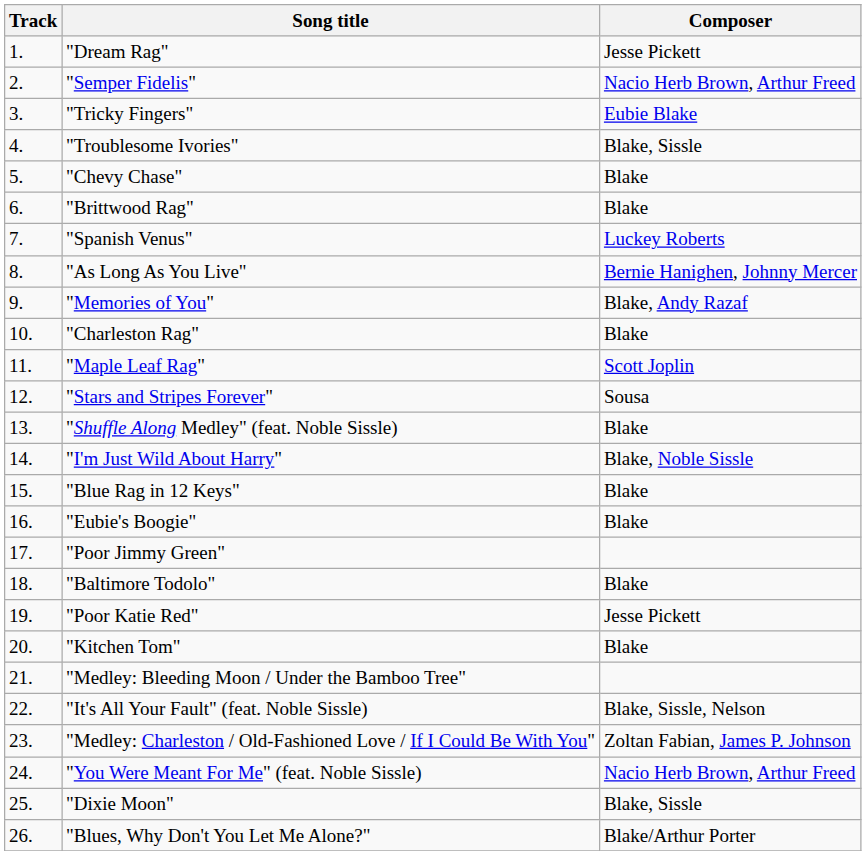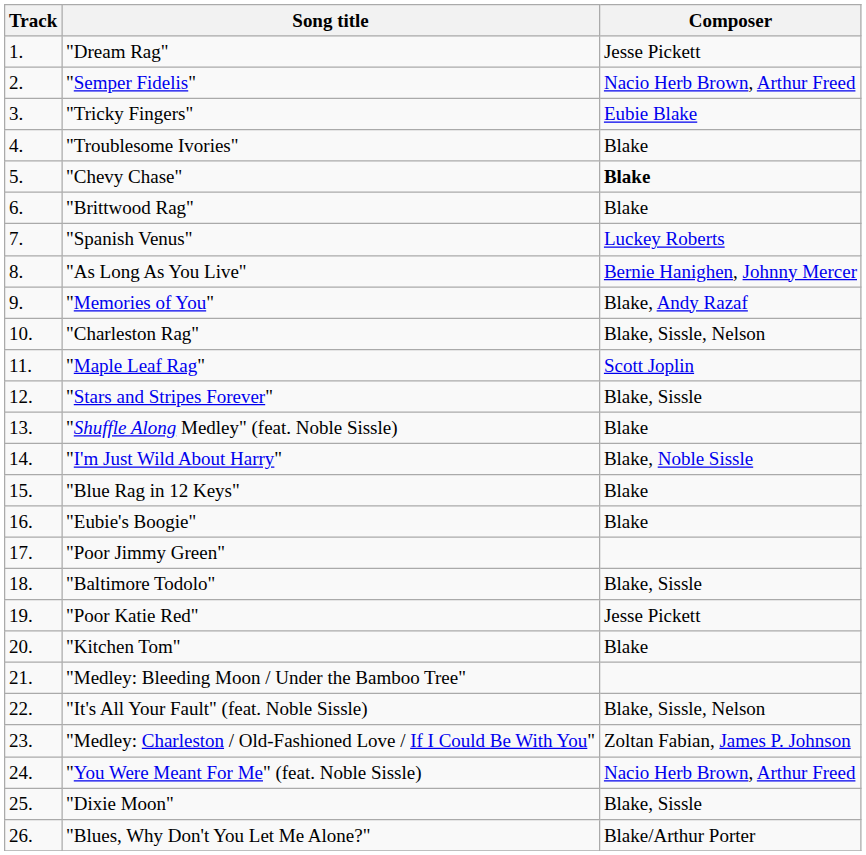(653, 145) Blake, Sissle -> (626, 145) Blake
(626, 176) normal -> (627, 176) bold
(626, 333) Blake -> (685, 333) Blake, Sissle, Nelson
(627, 396) Sousa -> (653, 396) Blake, Sissle
(626, 584) Blake -> (653, 584) Blake, Sissle
